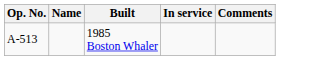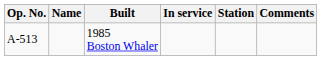+ column: (236, 13)
